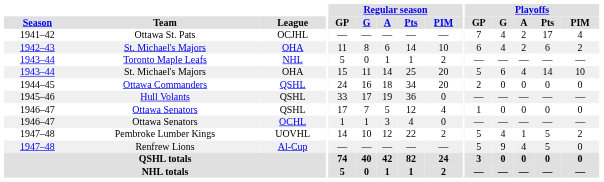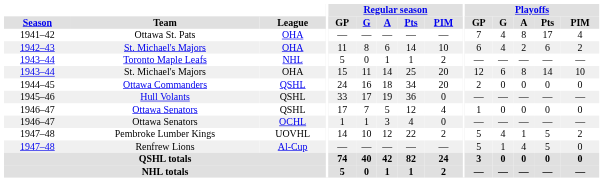(293, 35) OCJHL -> (293, 35) OHA
(524, 35) 2 -> (524, 35) 8
(479, 72) 5 -> (479, 72) 12
(524, 72) 4 -> (524, 72) 8
(503, 146) 9 -> (503, 146) 1
